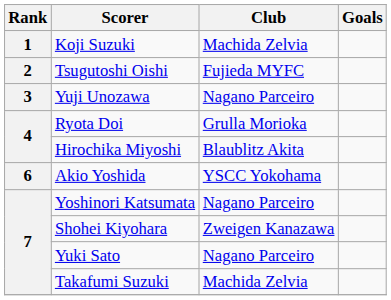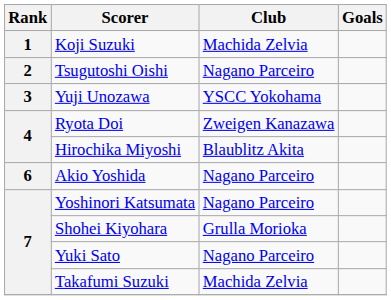(253, 70) Fujieda MYFC -> (258, 70) Nagano Parceiro
(258, 96) Nagano Parceiro -> (262, 96) YSCC Yokohama
(255, 123) Grulla Morioka -> (269, 123) Zweigen Kanazawa
(262, 176) YSCC Yokohama -> (258, 176) Nagano Parceiro
(269, 228) Zweigen Kanazawa -> (255, 228) Grulla Morioka
